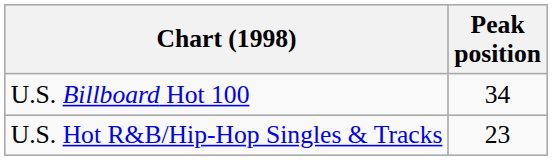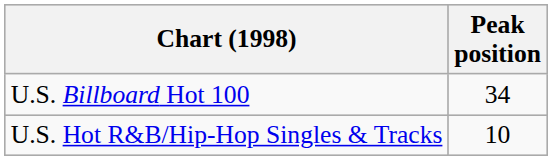(498, 134) 23 -> (498, 134) 10
